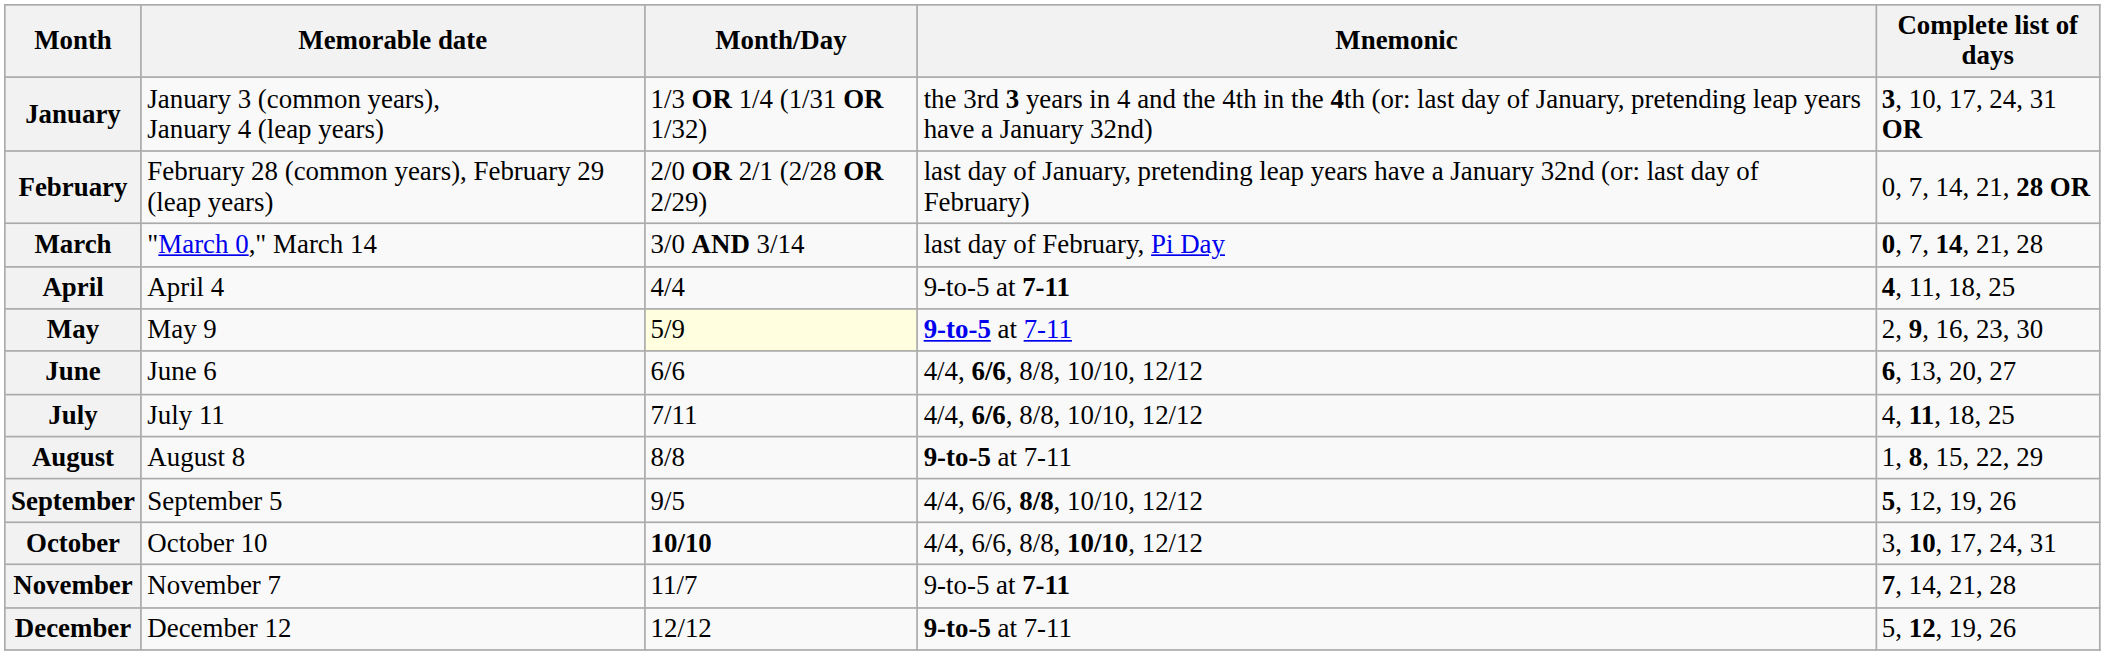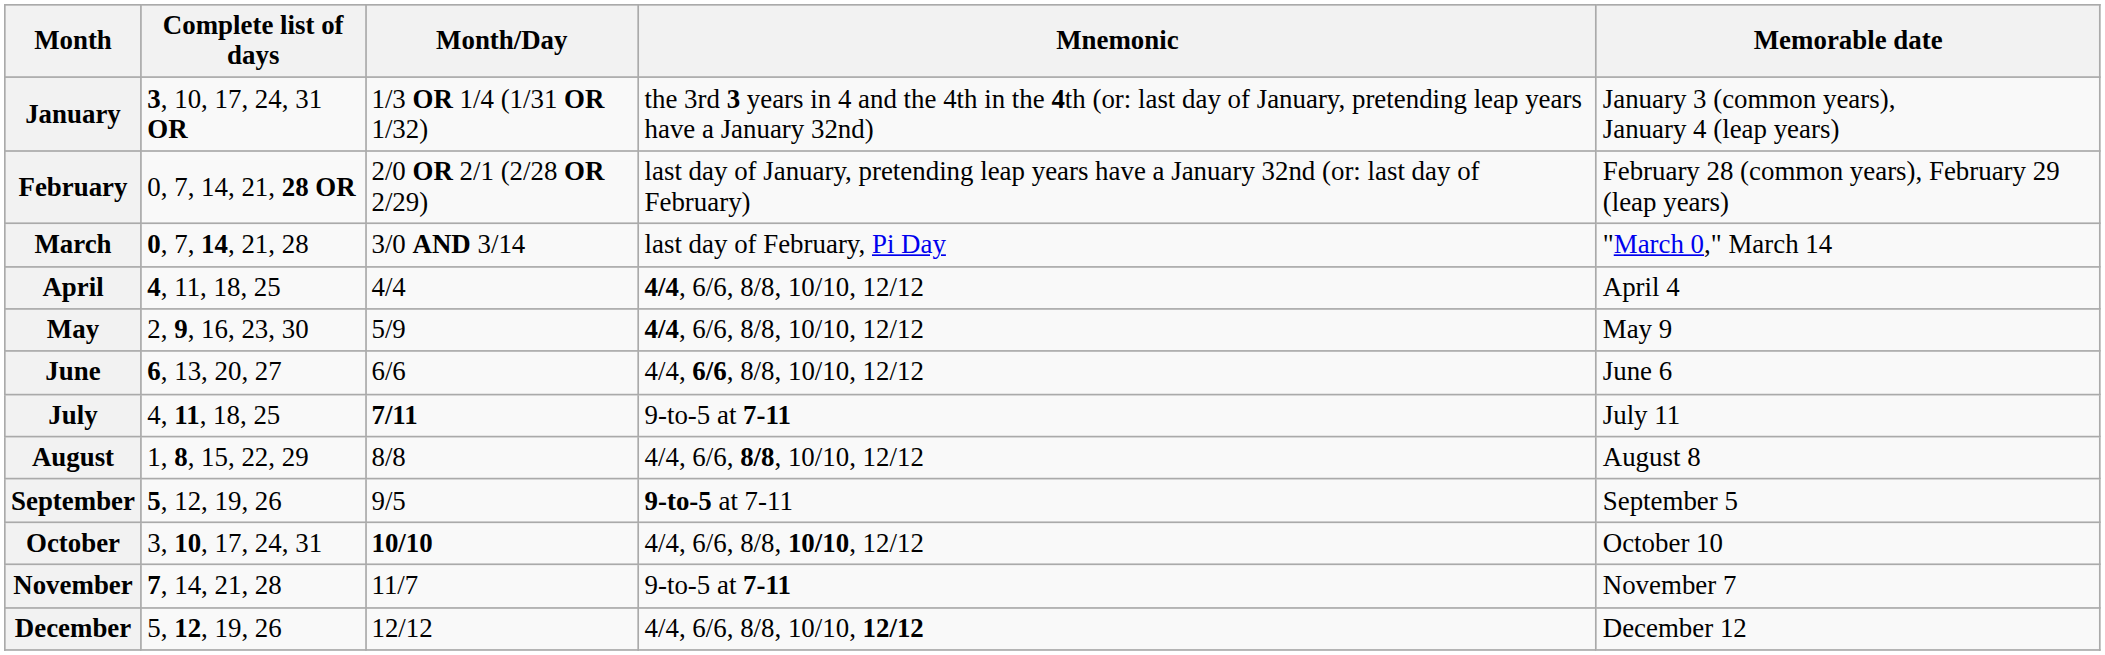columns swapped: (393, 40) <-> (1988, 40)
(997, 287) 9-to-5 at 7-11 -> (784, 287) 4/4, 6/6, 8/8, 10/10, 12/12
(668, 329) lightyellow background -> (389, 329) no background
(998, 329) 9-to-5 at 7-11 -> (784, 329) 4/4, 6/6, 8/8, 10/10, 12/12
(674, 414) normal -> (395, 414) bold
(1063, 414) 4/4, 6/6, 8/8, 10/10, 12/12 -> (718, 414) 9-to-5 at 7-11
(998, 457) 9-to-5 at 7-11 -> (784, 457) 4/4, 6/6, 8/8, 10/10, 12/12
(1063, 500) 4/4, 6/6, 8/8, 10/10, 12/12 -> (719, 500) 9-to-5 at 7-11
(998, 628) 9-to-5 at 7-11 -> (784, 628) 4/4, 6/6, 8/8, 10/10, 12/12
